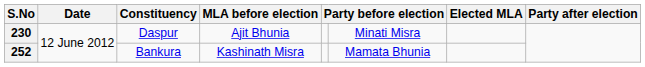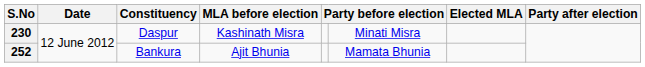(260, 33) Ajit Bhunia -> (260, 33) Kashinath Misra
(260, 52) Kashinath Misra -> (260, 52) Ajit Bhunia
